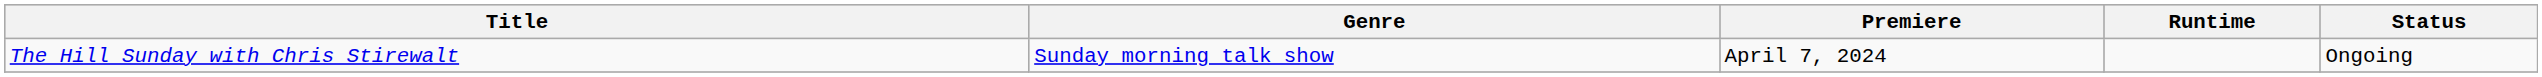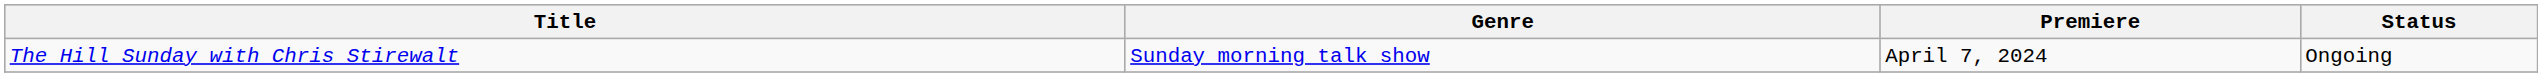- column: (2212, 22)
